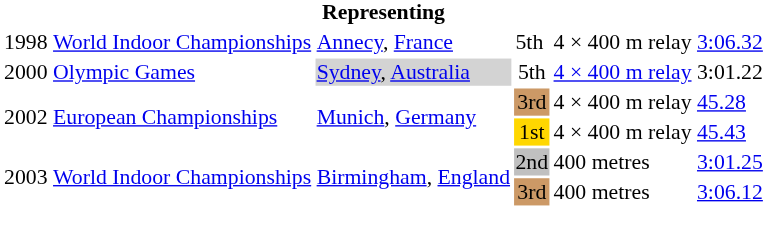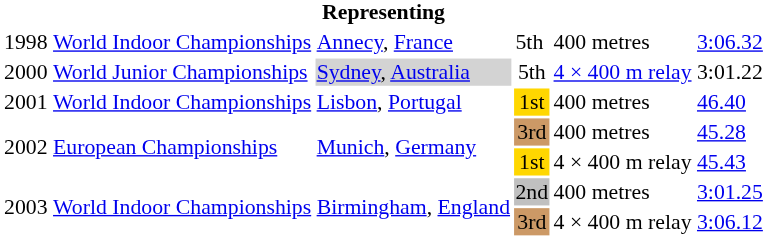(623, 42) 4 × 400 m relay -> (602, 42) 400 metres
(124, 71) Olympic Games -> (180, 71) World Junior Championships
+ row: (26, 101)
(623, 101) 4 × 400 m relay -> (602, 131) 400 metres
(602, 191) 400 metres -> (623, 221) 4 × 400 m relay
